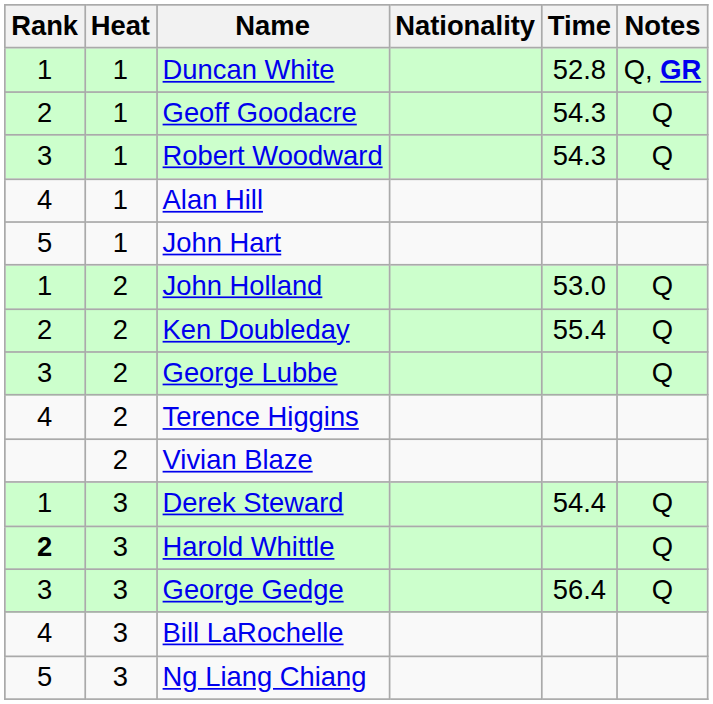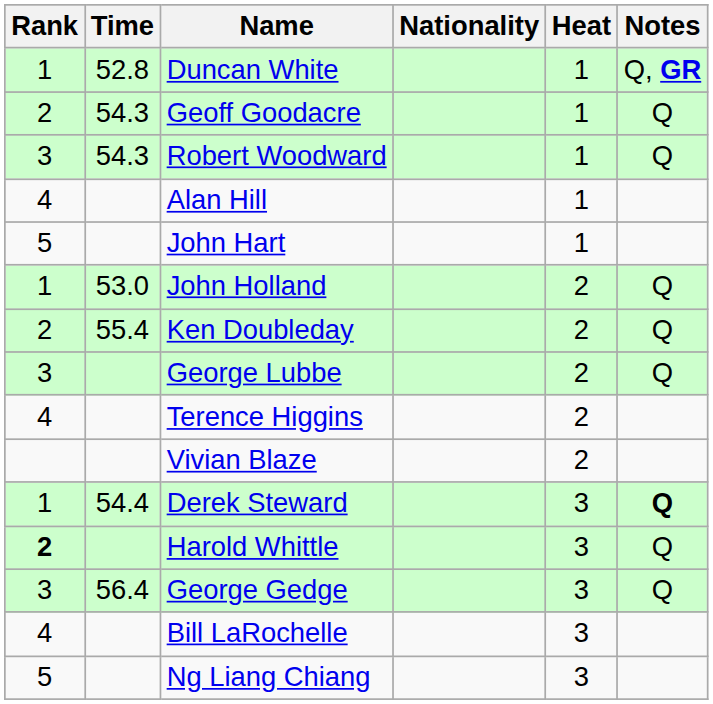columns swapped: (120, 26) <-> (579, 26)
(662, 503) normal -> (662, 503) bold
